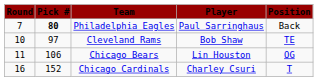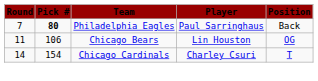- row: (124, 40)
(20, 69) 16 -> (20, 55) 14
(53, 69) 152 -> (53, 55) 154
